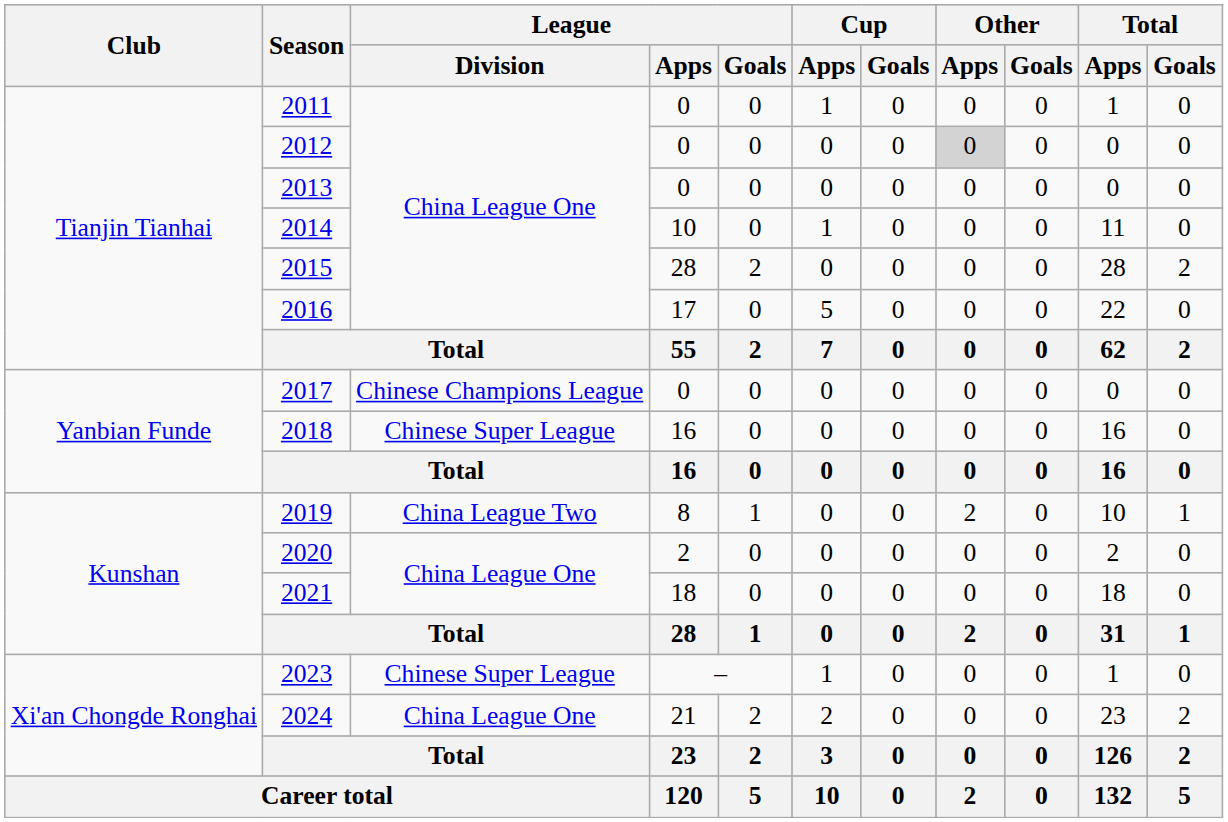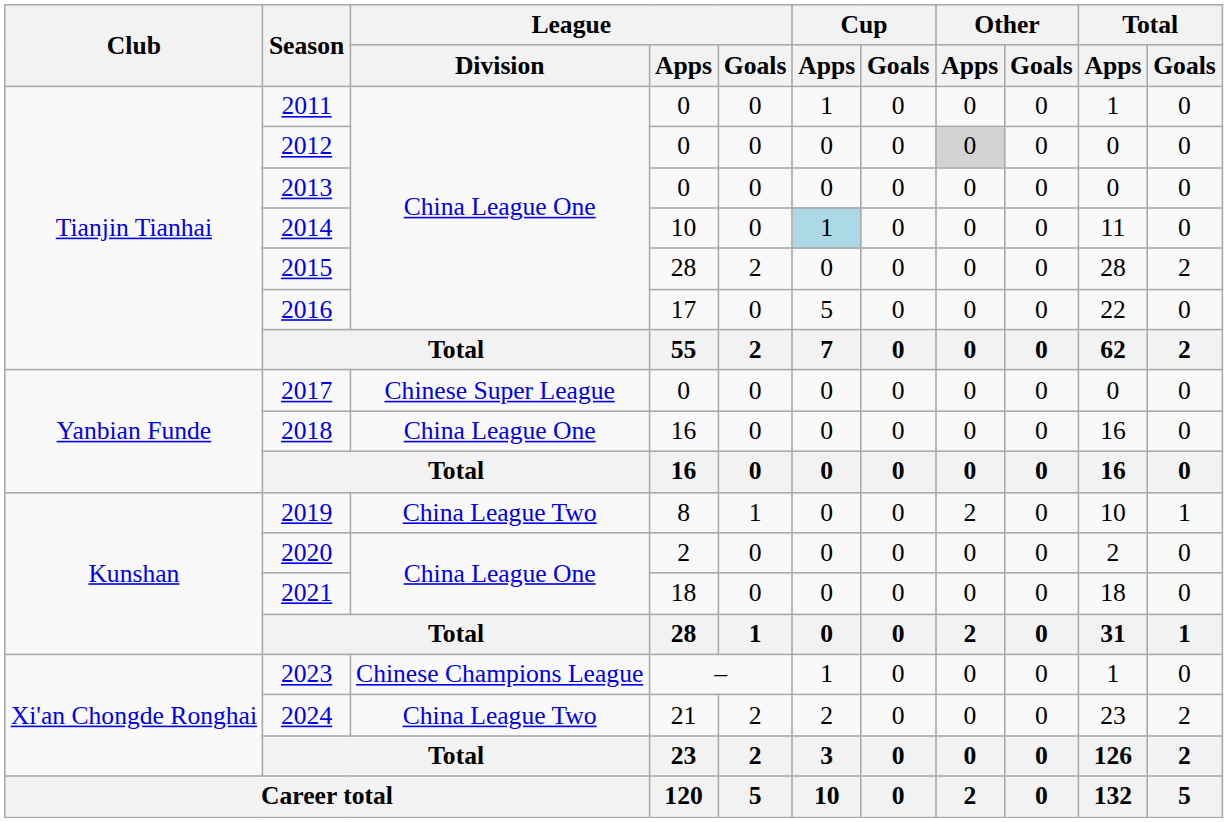(827, 227) no background -> (827, 227) lightblue background
(500, 390) Chinese Champions League -> (500, 390) Chinese Super League
(500, 430) Chinese Super League -> (500, 430) China League One
(500, 674) Chinese Super League -> (500, 674) Chinese Champions League
(500, 715) China League One -> (500, 715) China League Two
